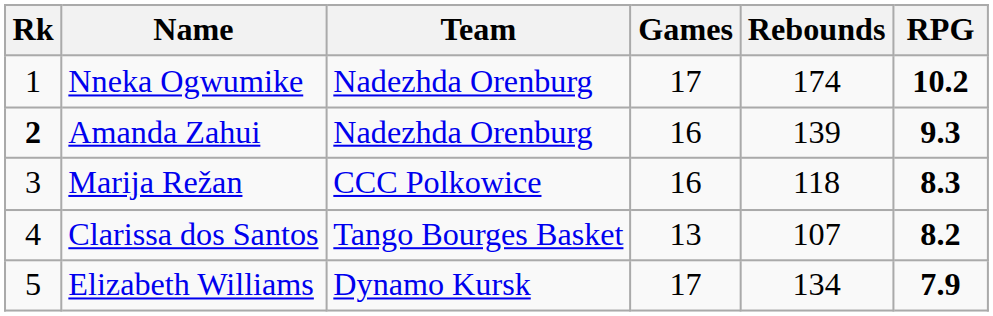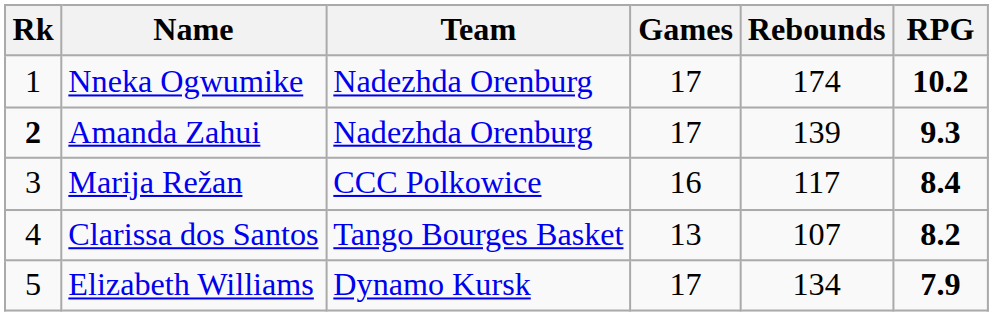(686, 132) 16 -> (686, 132) 17
(817, 183) 118 -> (817, 183) 117
(940, 183) 8.3 -> (940, 183) 8.4
